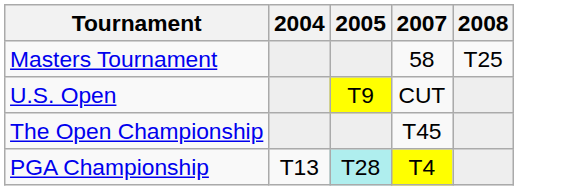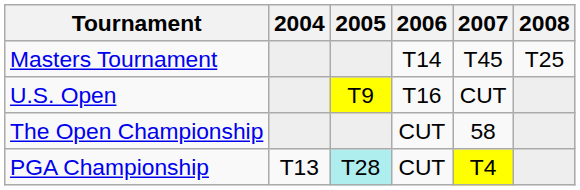+ column: (422, 23)
(422, 59) 58 -> (483, 59) T45
(422, 131) T45 -> (483, 131) 58
